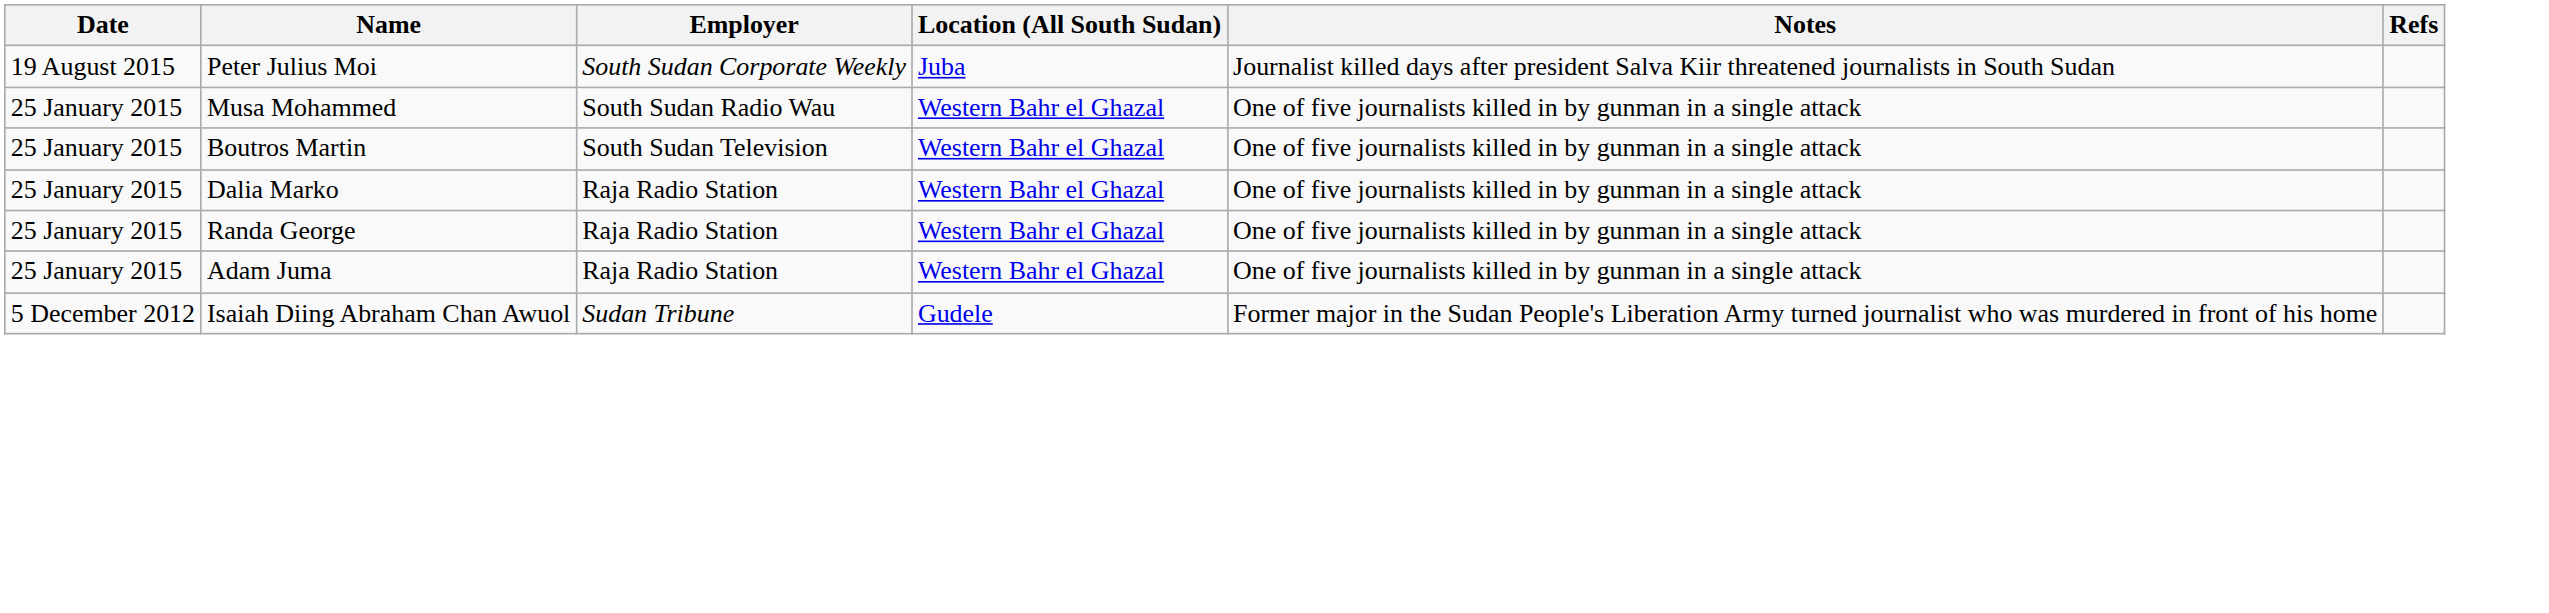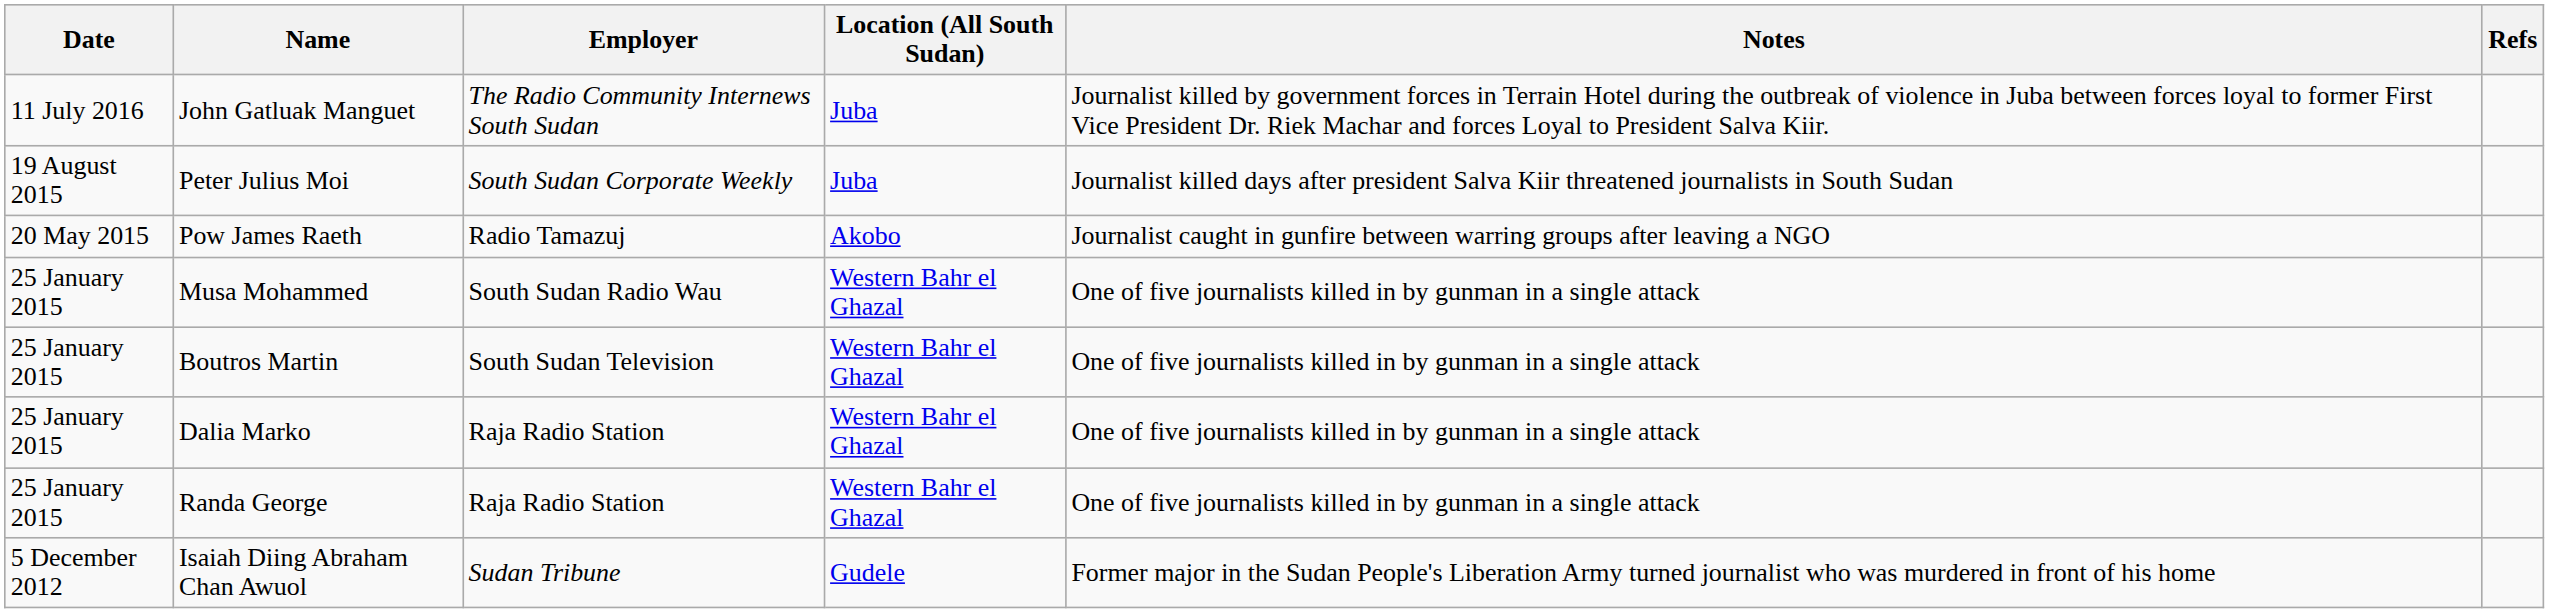+ row: (297, 109)
+ row: (270, 235)
- row: (269, 271)
